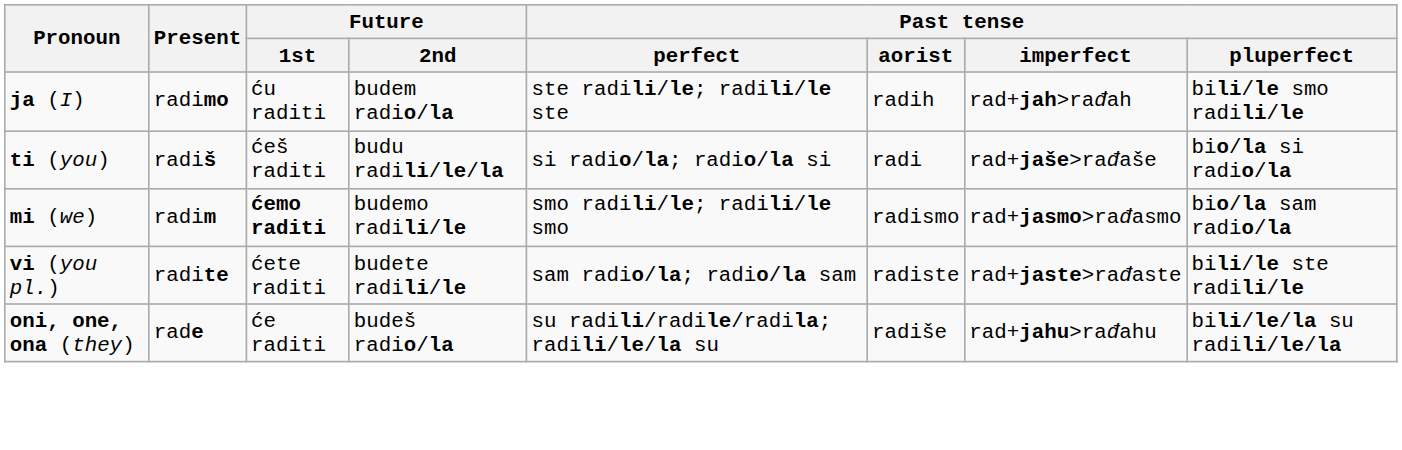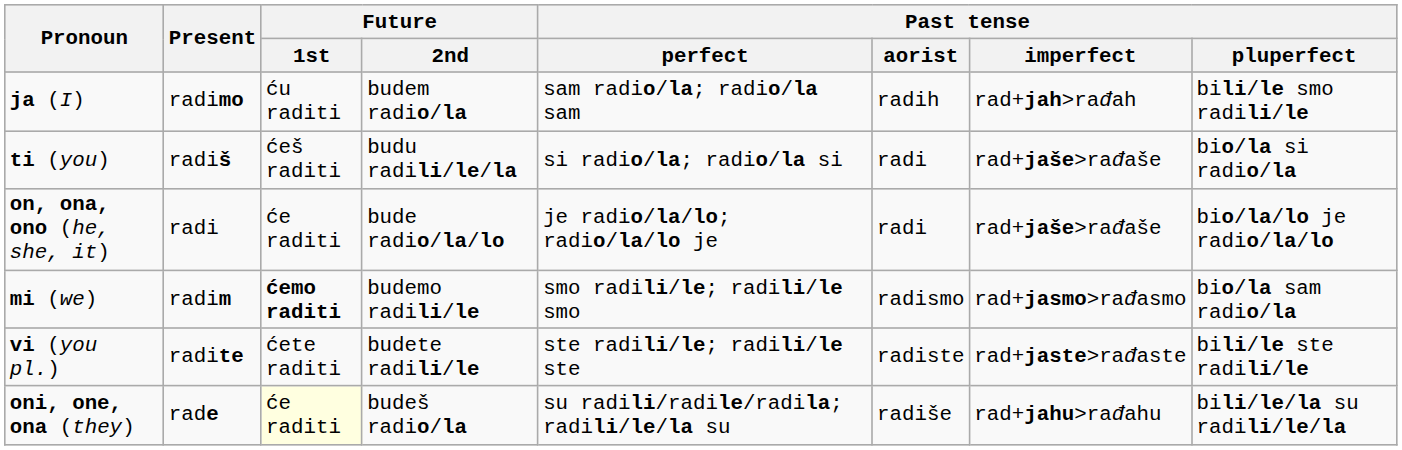(681, 102) ste radili/le; radili/le ste -> (680, 102) sam radio/la; radio/la sam
+ row: (60, 229)
(694, 275) sam radio/la; radio/la sam -> (693, 357) ste radili/le; radili/le ste
(289, 333) no background -> (304, 415) lightyellow background
